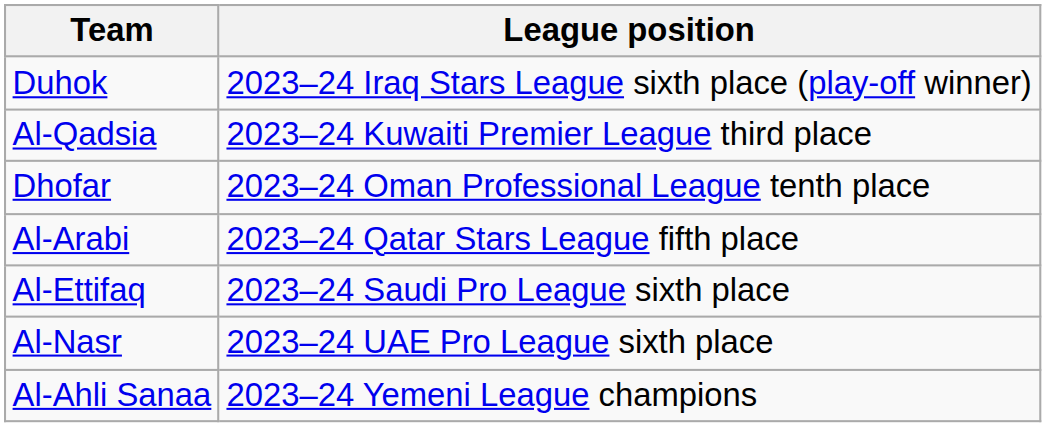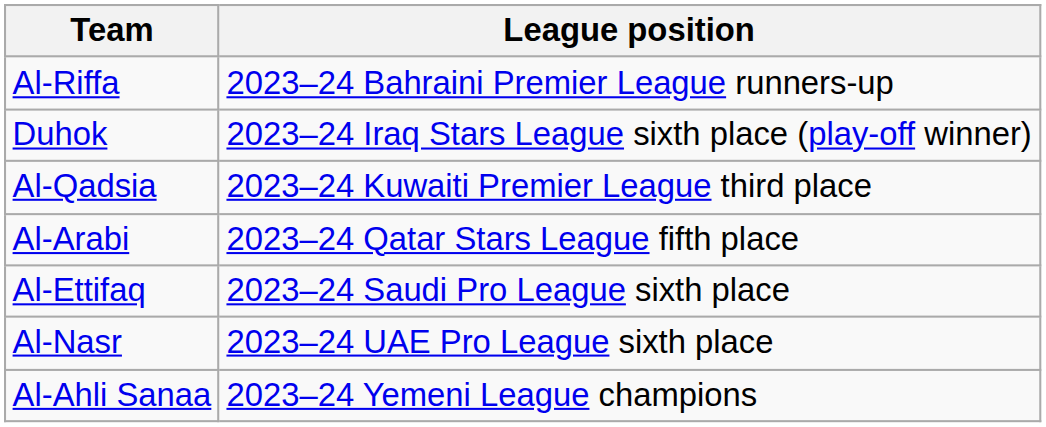+ row: (66, 82)
- row: (62, 186)
